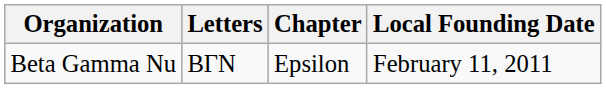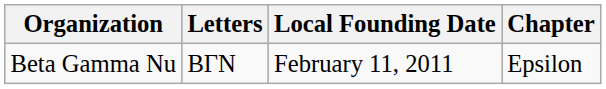columns swapped: (318, 24) <-> (484, 24)
